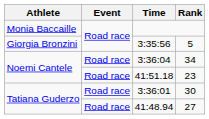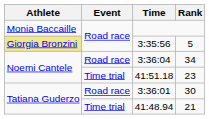(42, 44) no background -> (42, 44) khaki background
(107, 75) Road race -> (104, 75) Time trial
(107, 107) Road race -> (104, 107) Time trial
(190, 107) 27 -> (190, 107) 21
